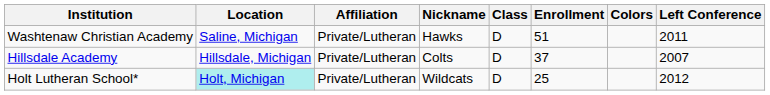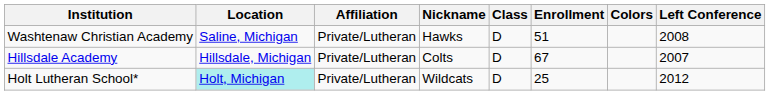(674, 36) 2011 -> (674, 36) 2008
(542, 57) 37 -> (542, 57) 67
